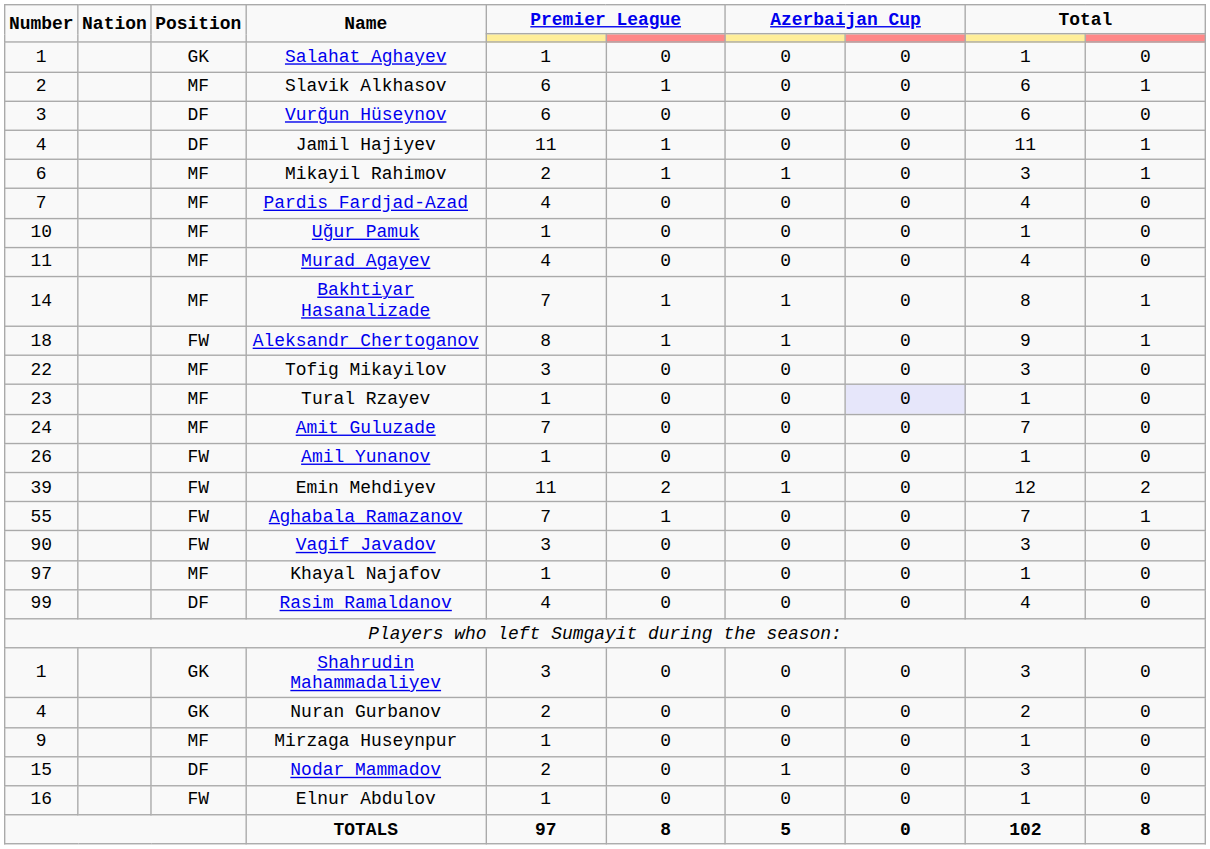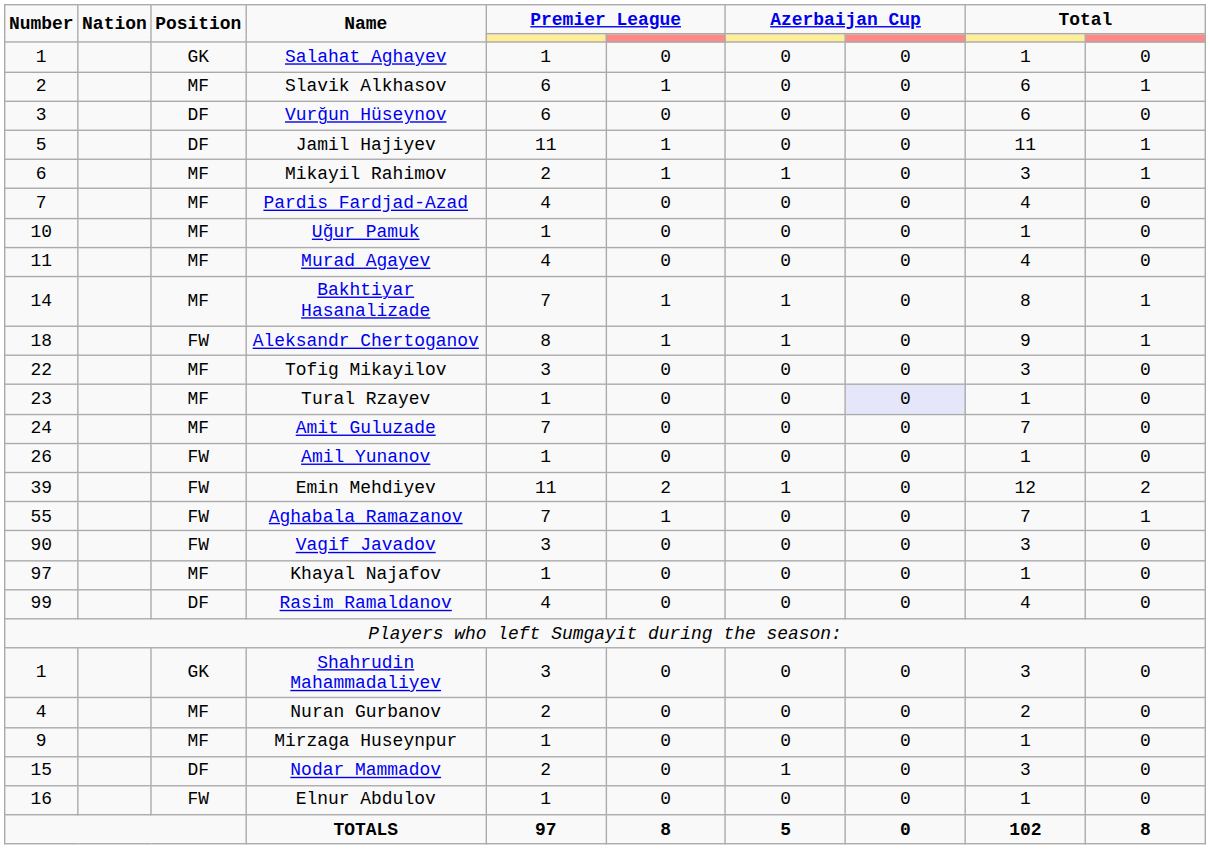(41, 145) 4 -> (41, 145) 5
(198, 713) GK -> (198, 713) MF
